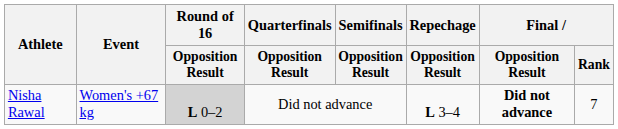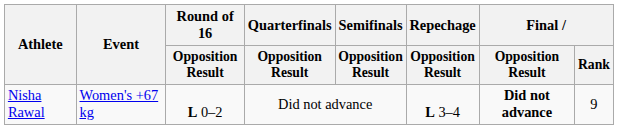(205, 112) lightgrey background -> (205, 112) no background
(594, 104) 7 -> (594, 104) 9
